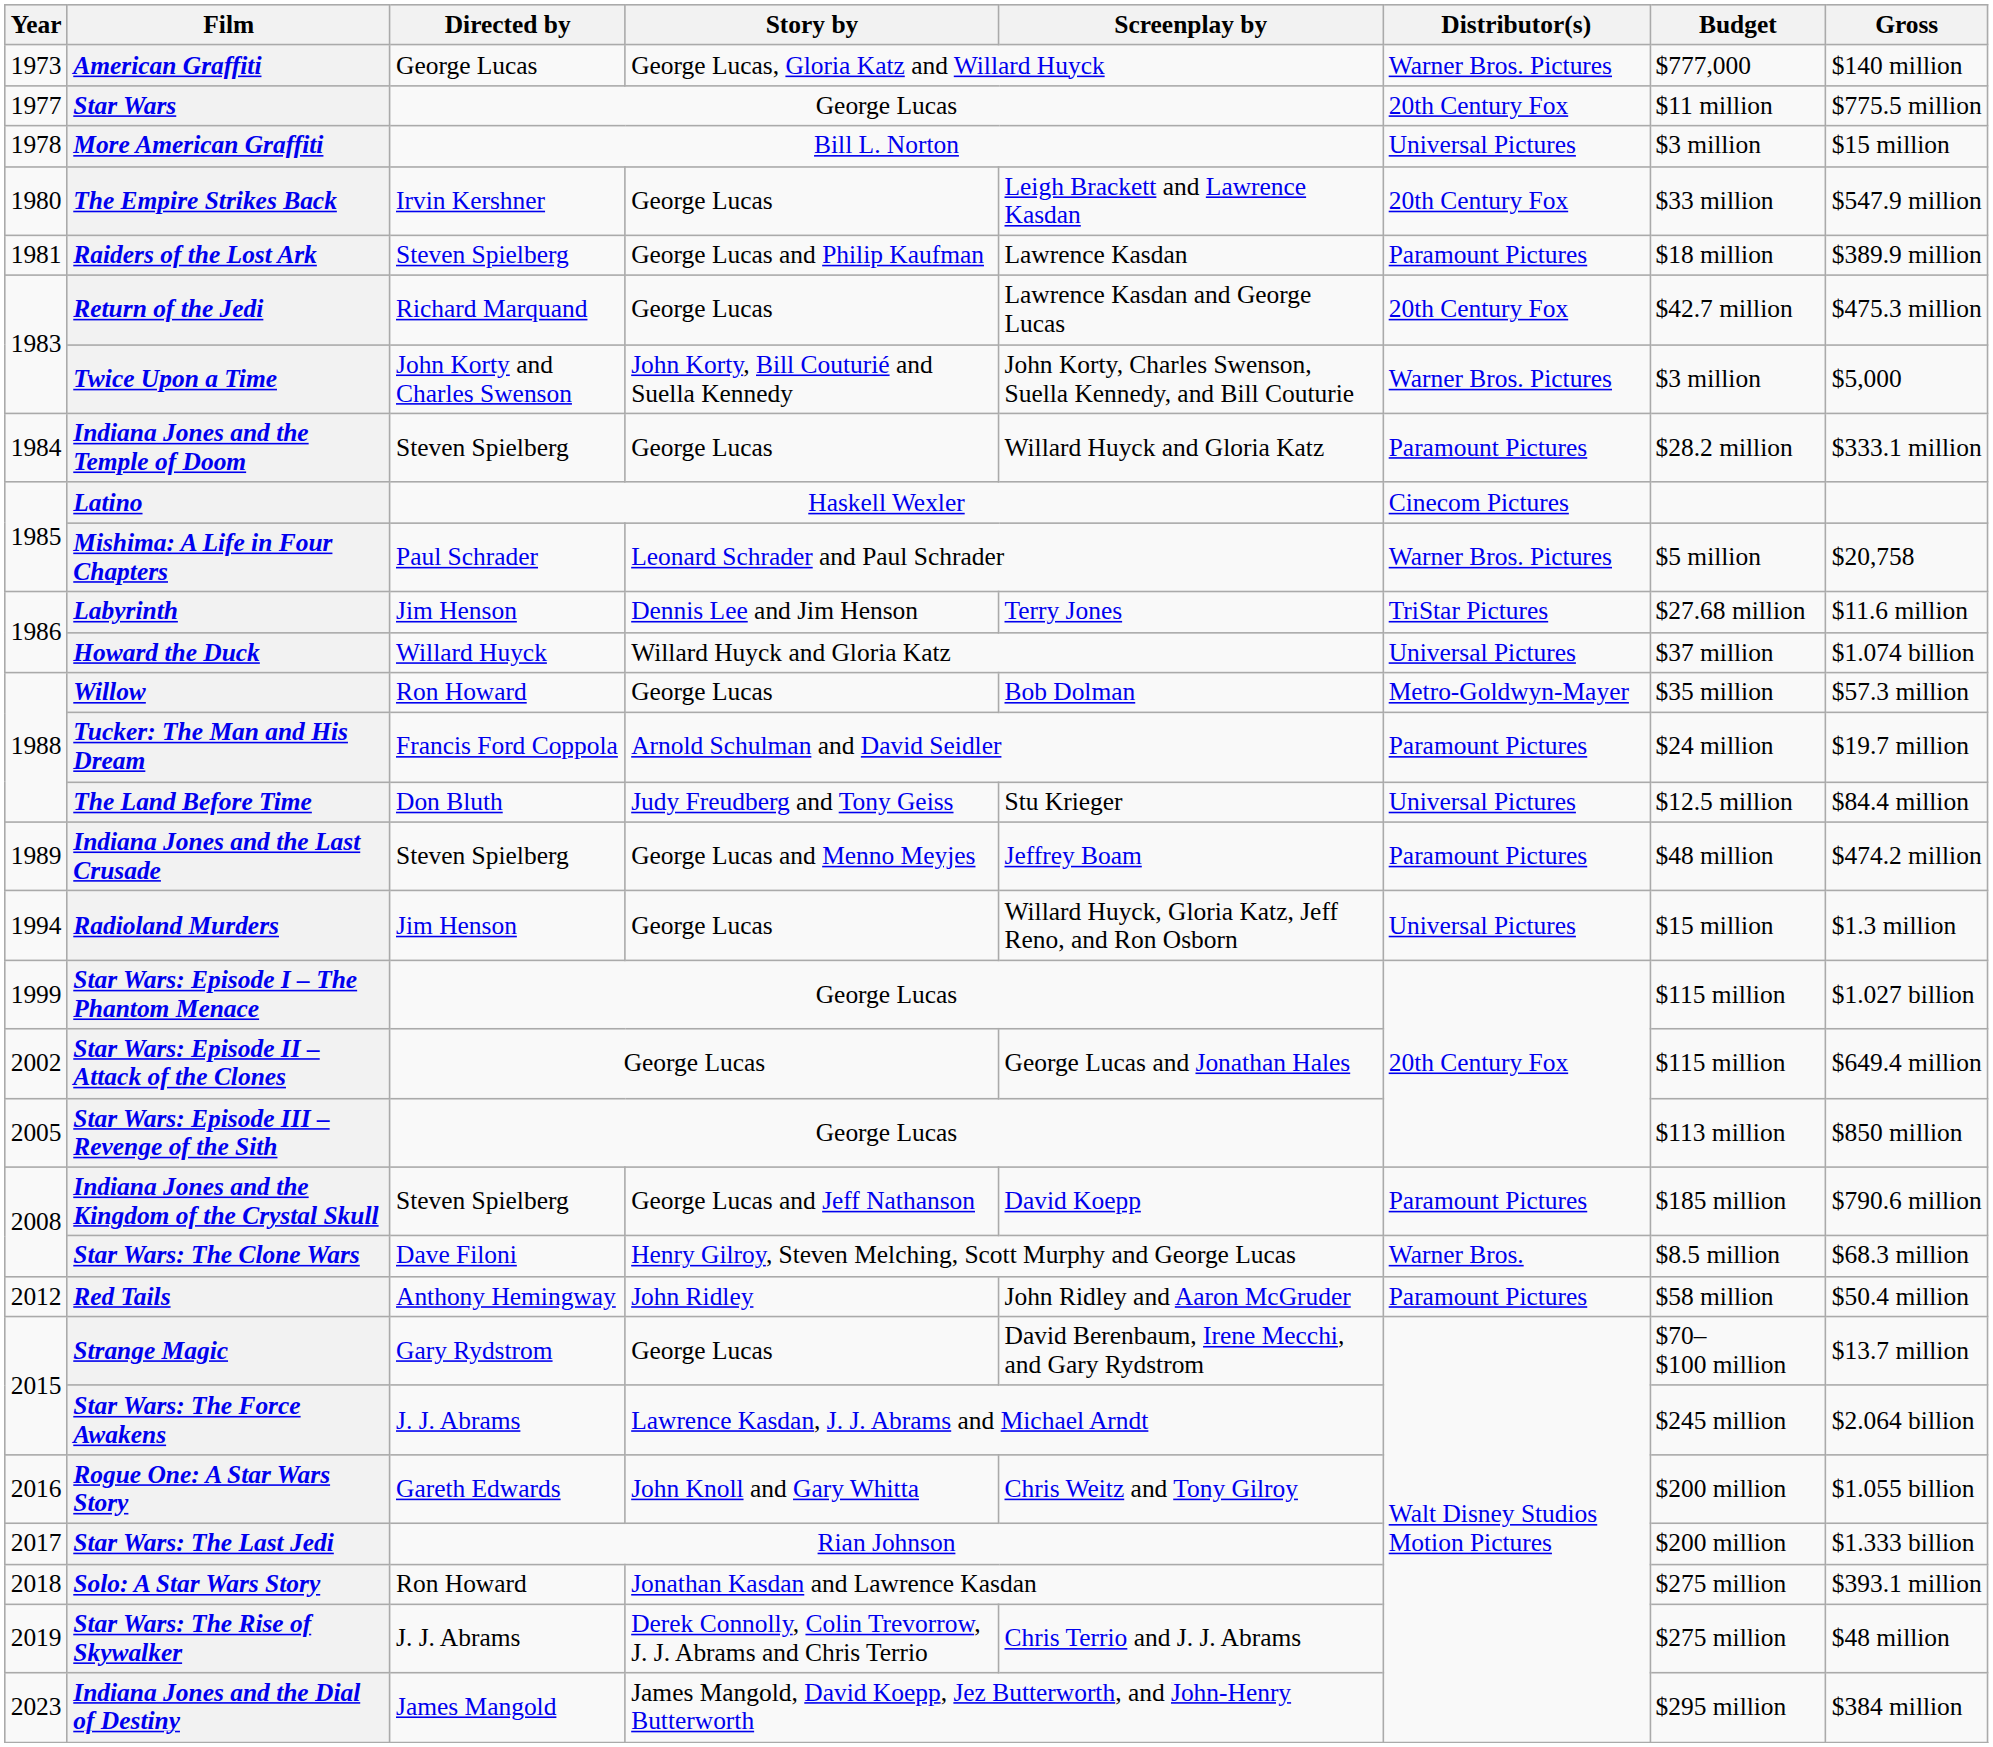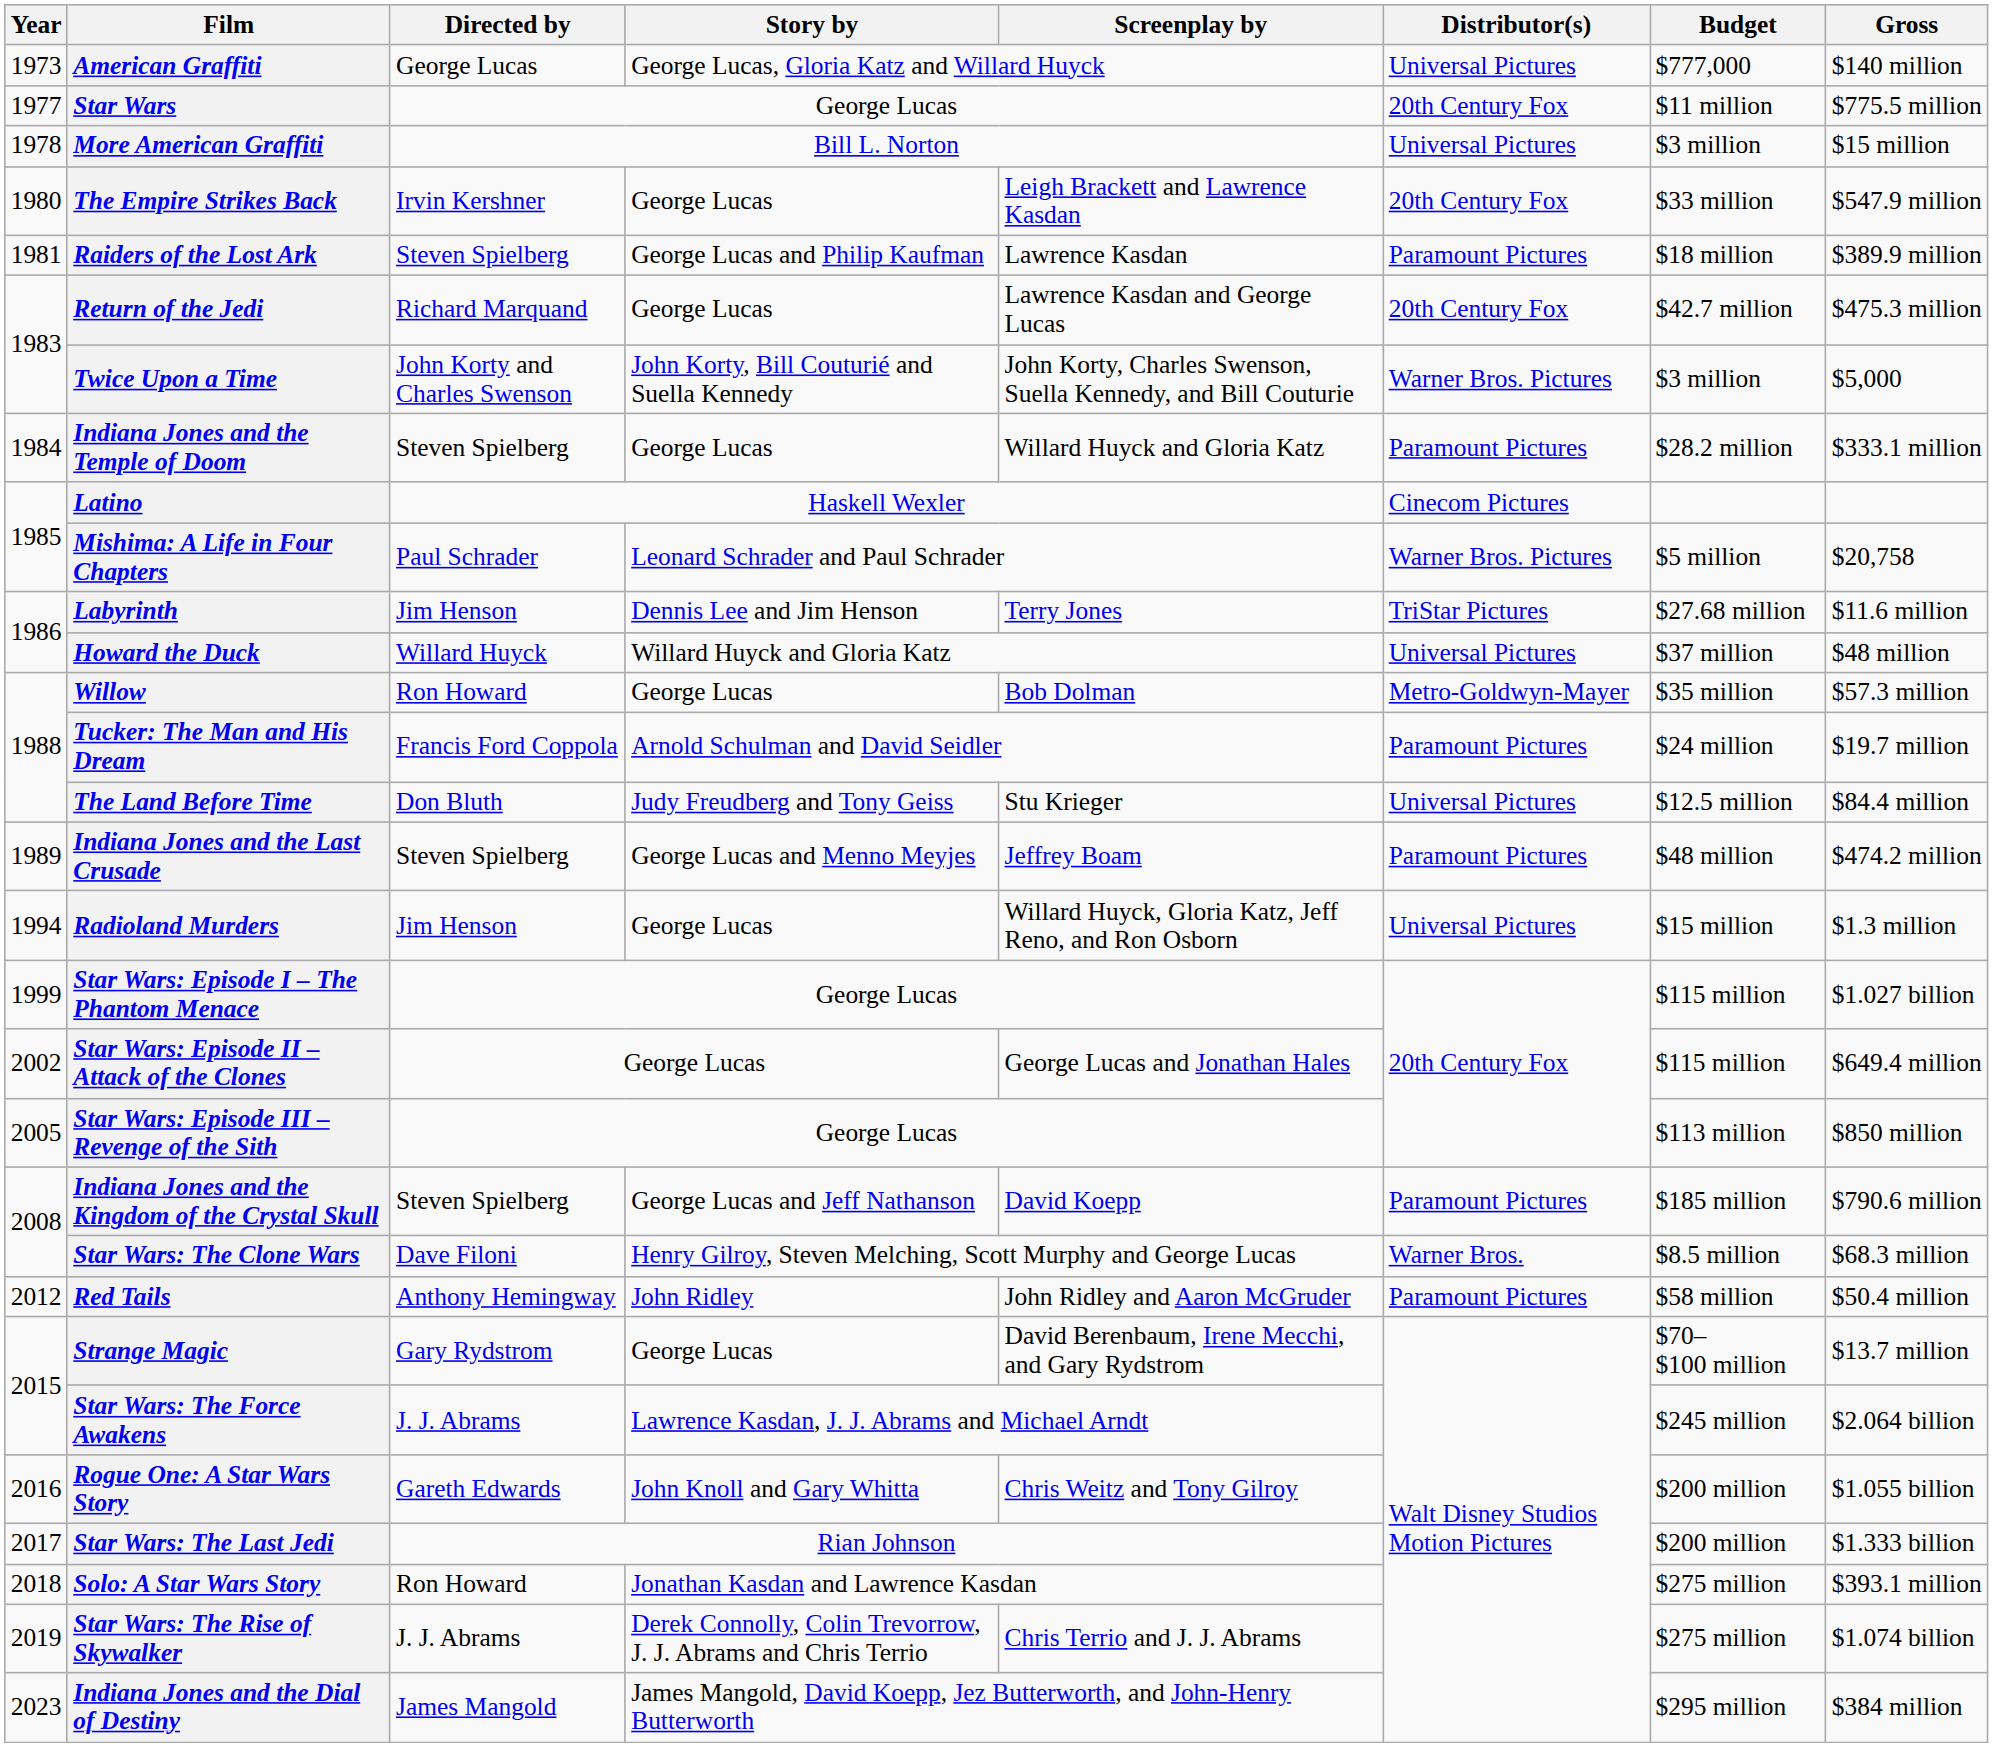(1500, 65) Warner Bros. Pictures -> (1482, 65) Universal Pictures
(1903, 651) $1.074 billion -> (1891, 651) $48 million
(1891, 1638) $48 million -> (1903, 1638) $1.074 billion
